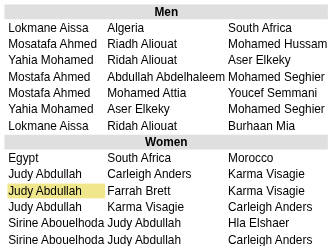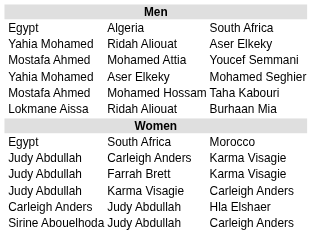(48, 28) Lokmane Aissa -> (23, 28) Egypt
- row: (142, 44)
- row: (166, 77)
+ row: (157, 93)
(45, 191) khaki background -> (45, 174) no background
(56, 223) Sirine Abouelhoda -> (50, 207) Carleigh Anders
